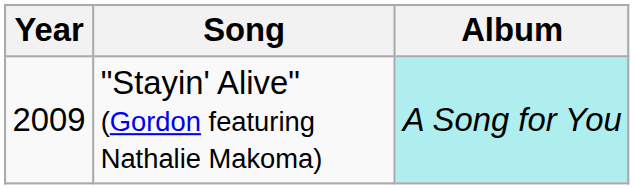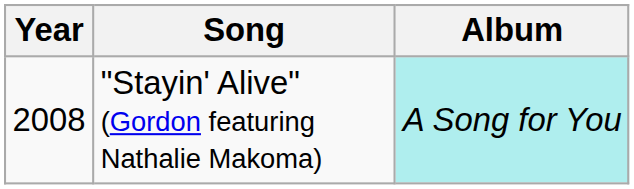(49, 119) 2009 -> (49, 119) 2008
